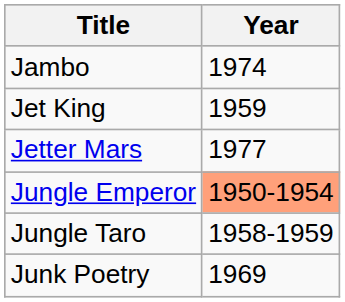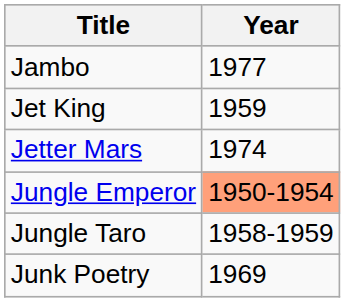(237, 66) 1974 -> (237, 66) 1977
(237, 150) 1977 -> (237, 150) 1974
